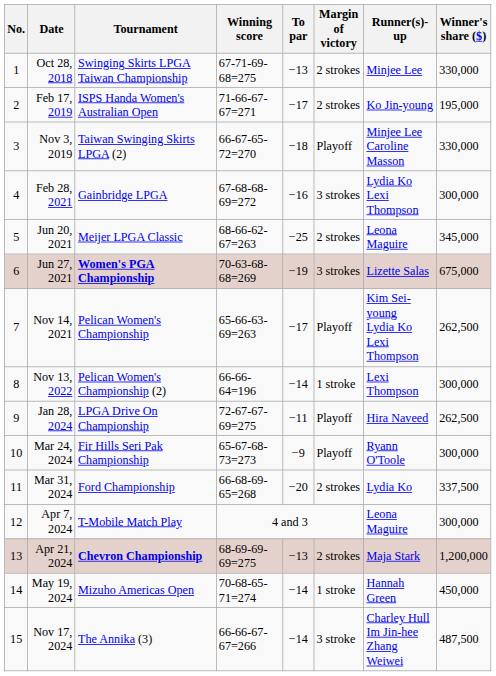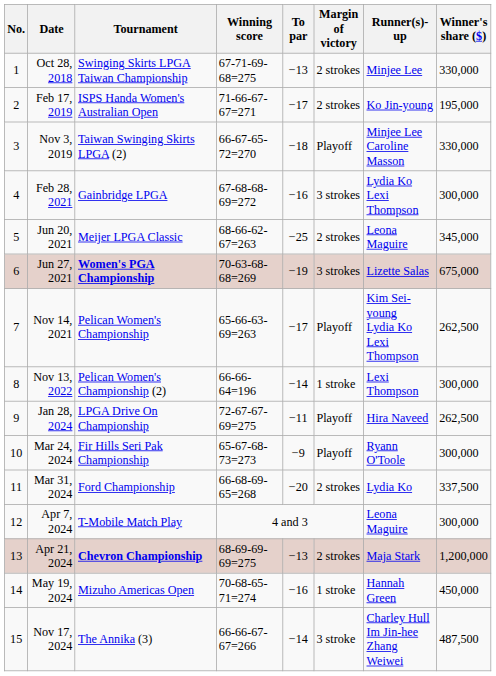(298, 590) −14 -> (298, 590) −16
